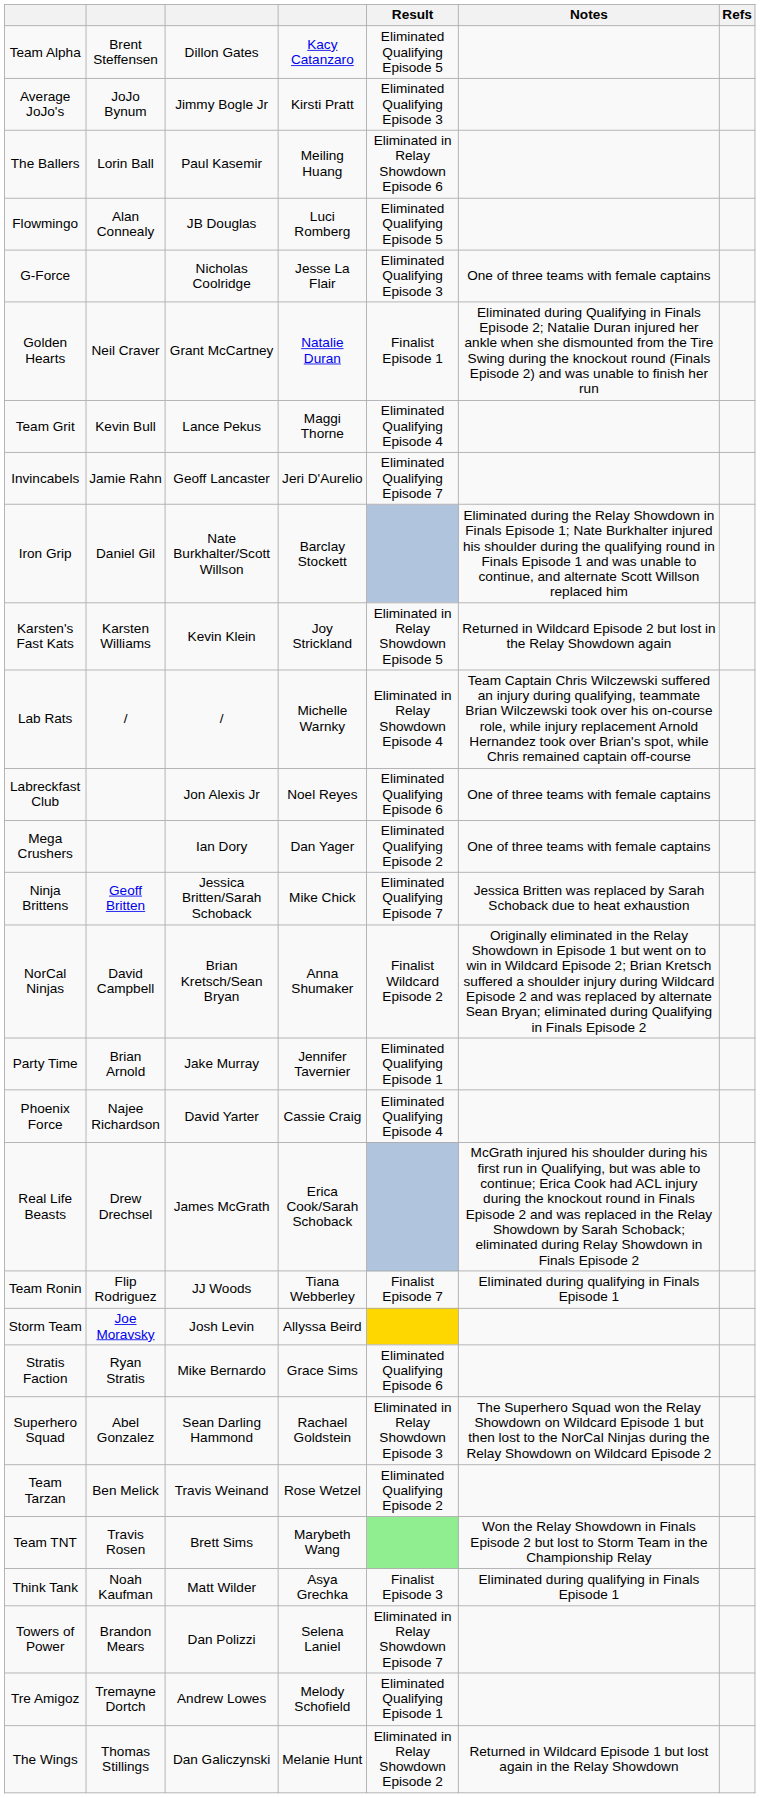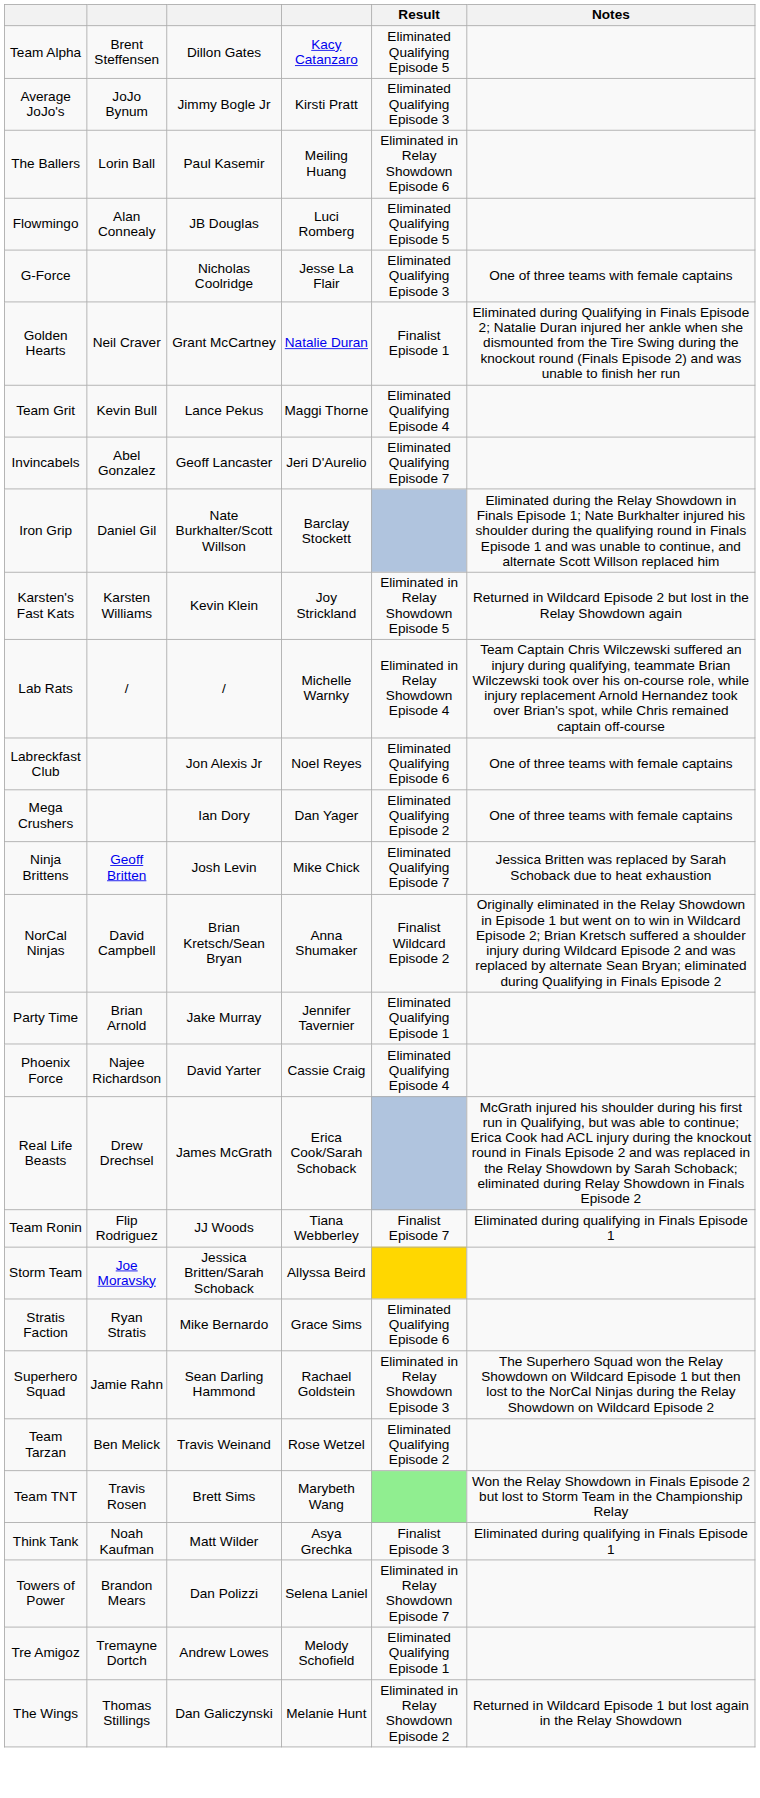- column: (737, 15)
(126, 478) Jamie Rahn -> (127, 463) Abel Gonzalez
(222, 898) Jessica Britten/Sarah Schoback -> (224, 868) Josh Levin
(222, 1326) Josh Levin -> (224, 1272) Jessica Britten/Sarah Schoback
(126, 1430) Abel Gonzalez -> (127, 1384) Jamie Rahn
